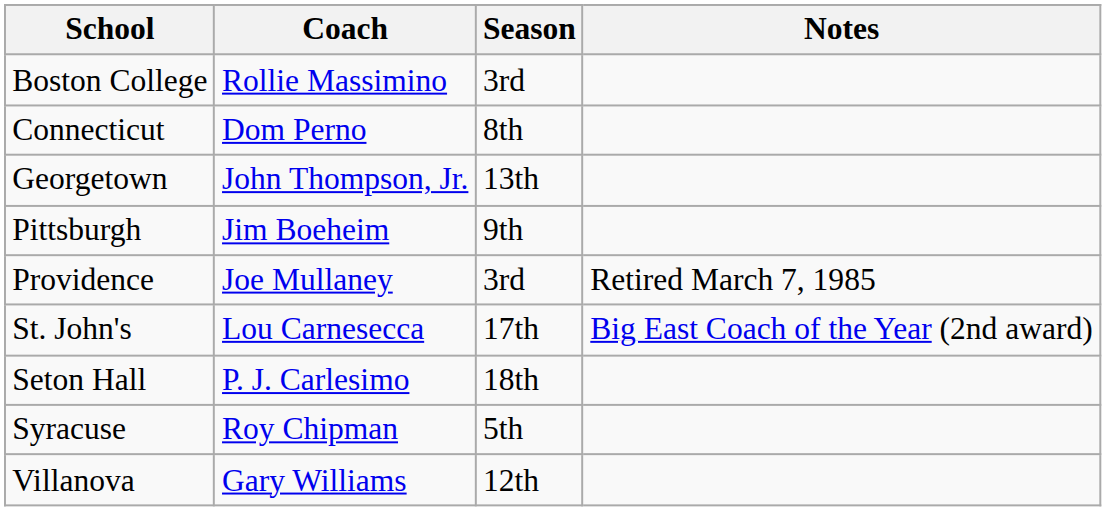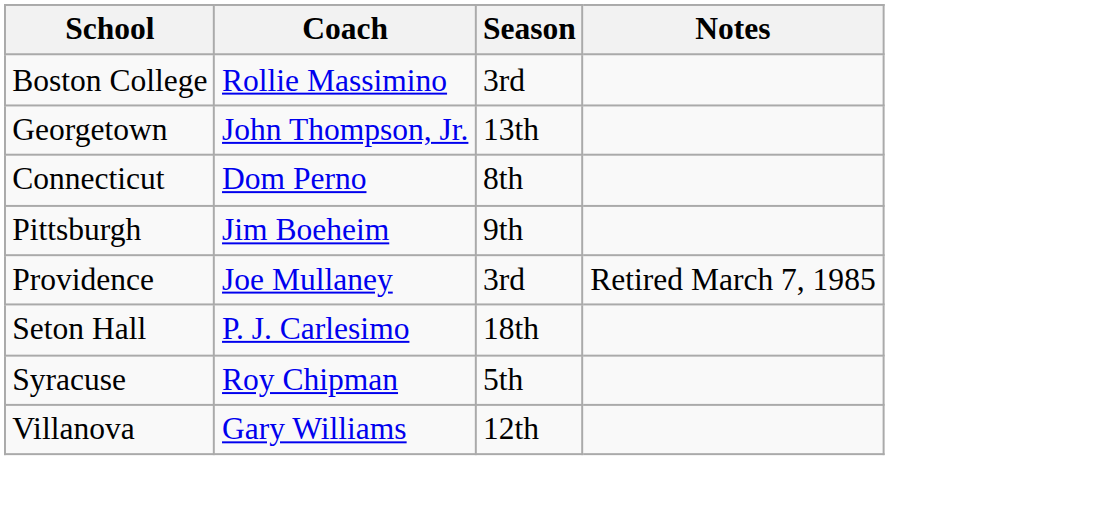rows swapped: (88, 129) <-> (90, 179)
- row: (72, 329)
